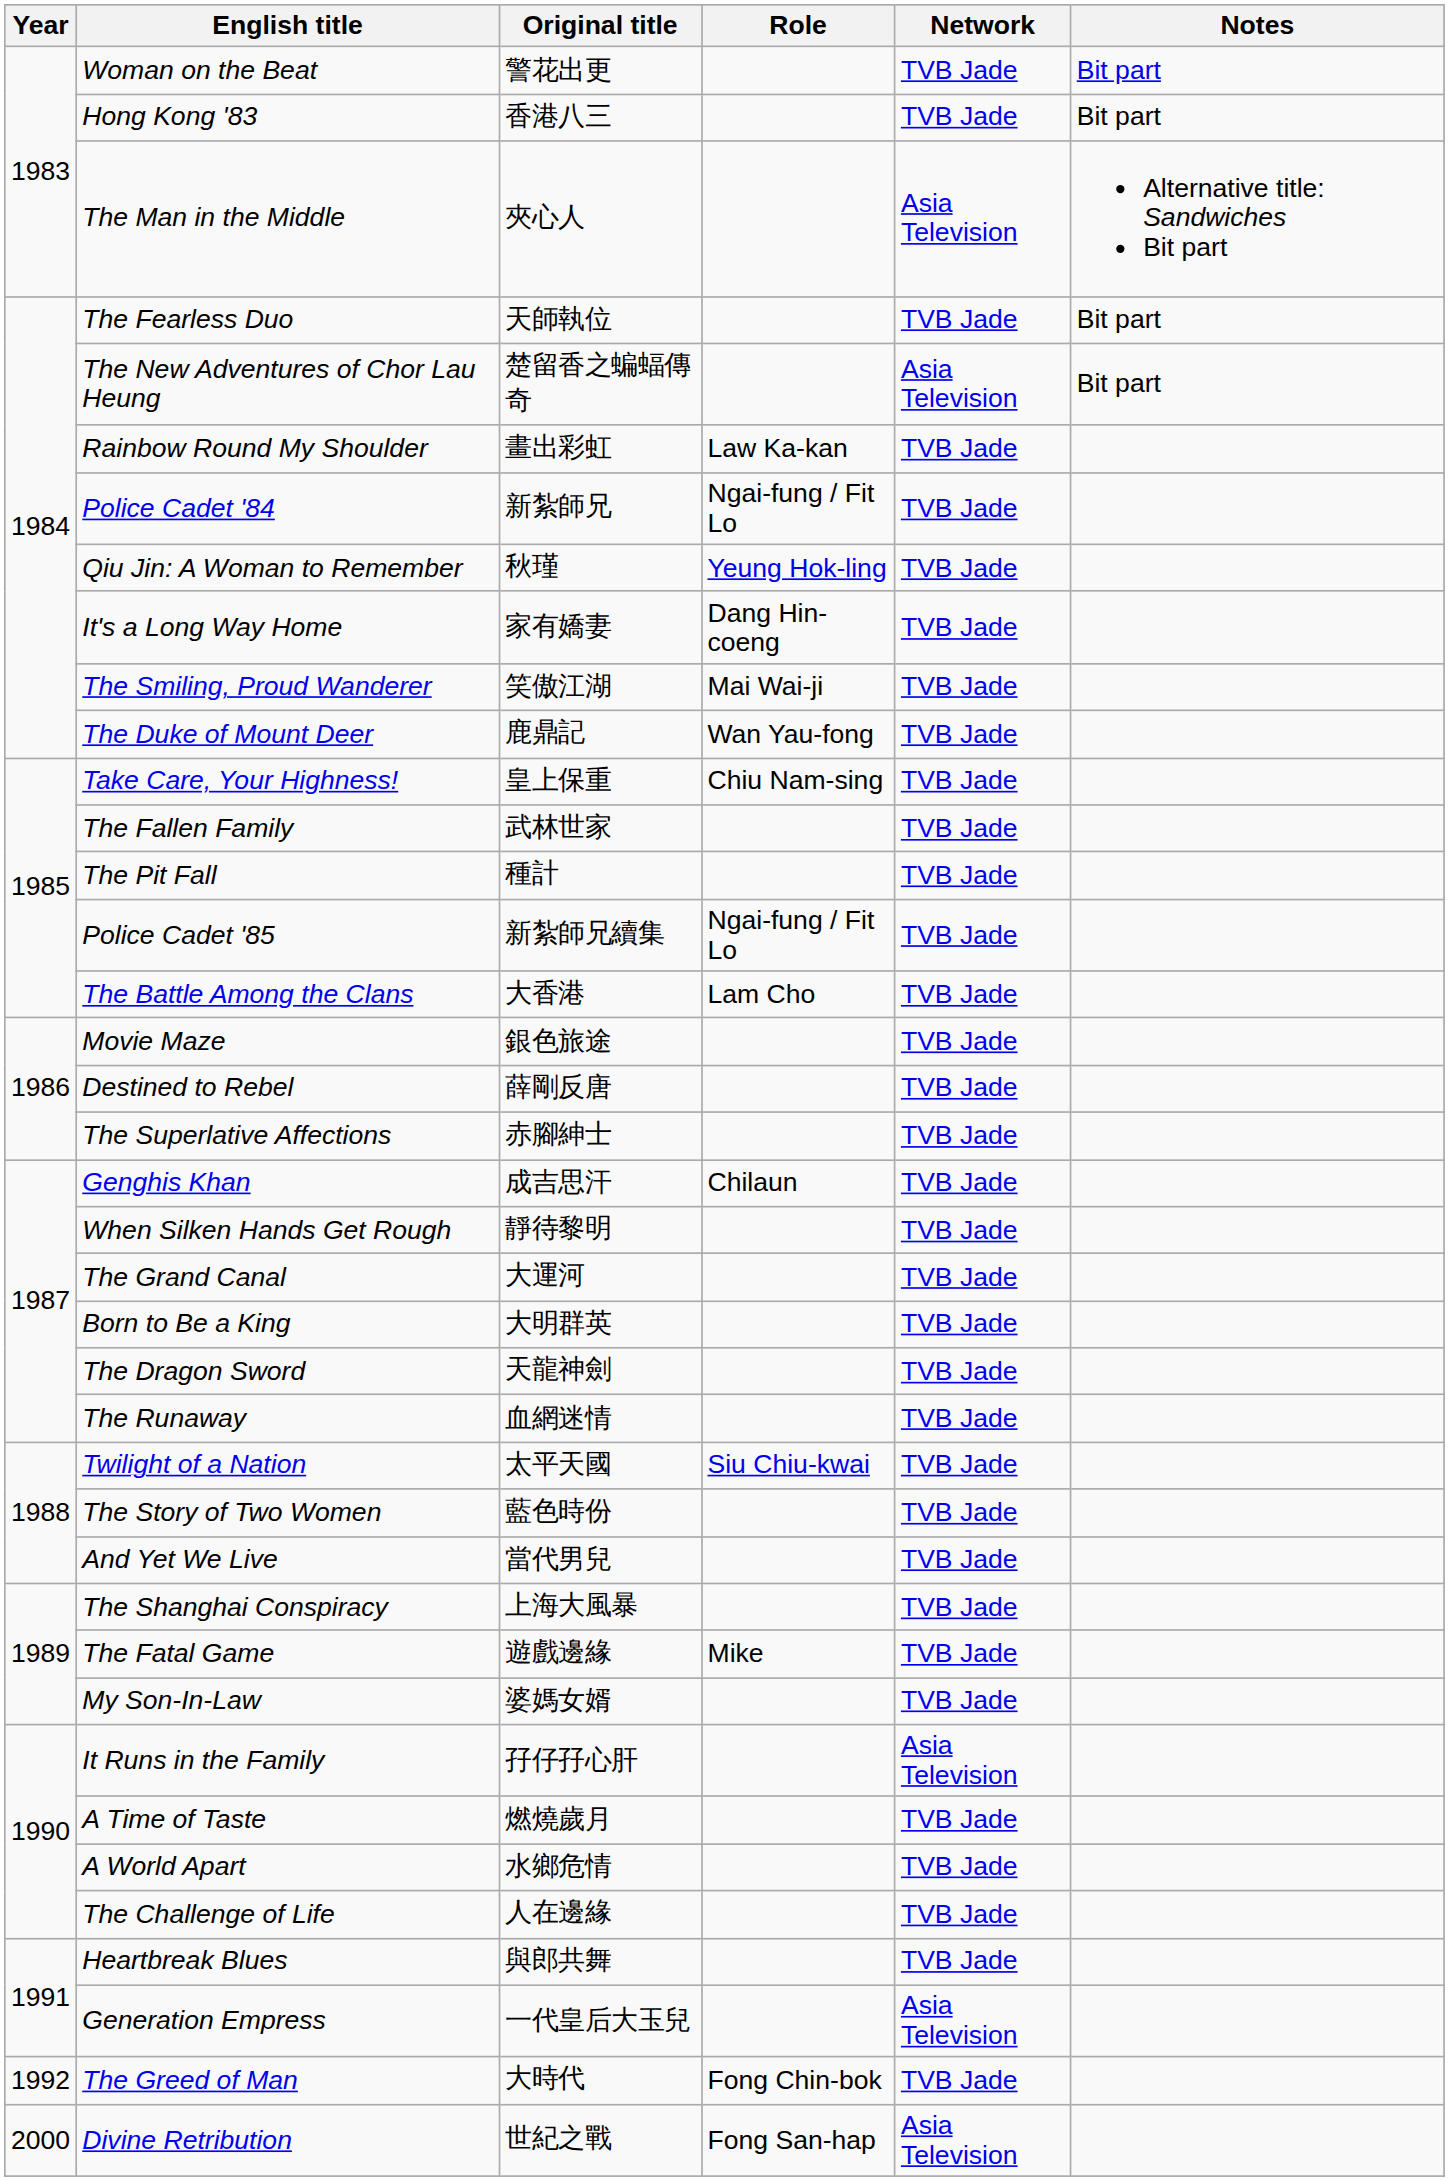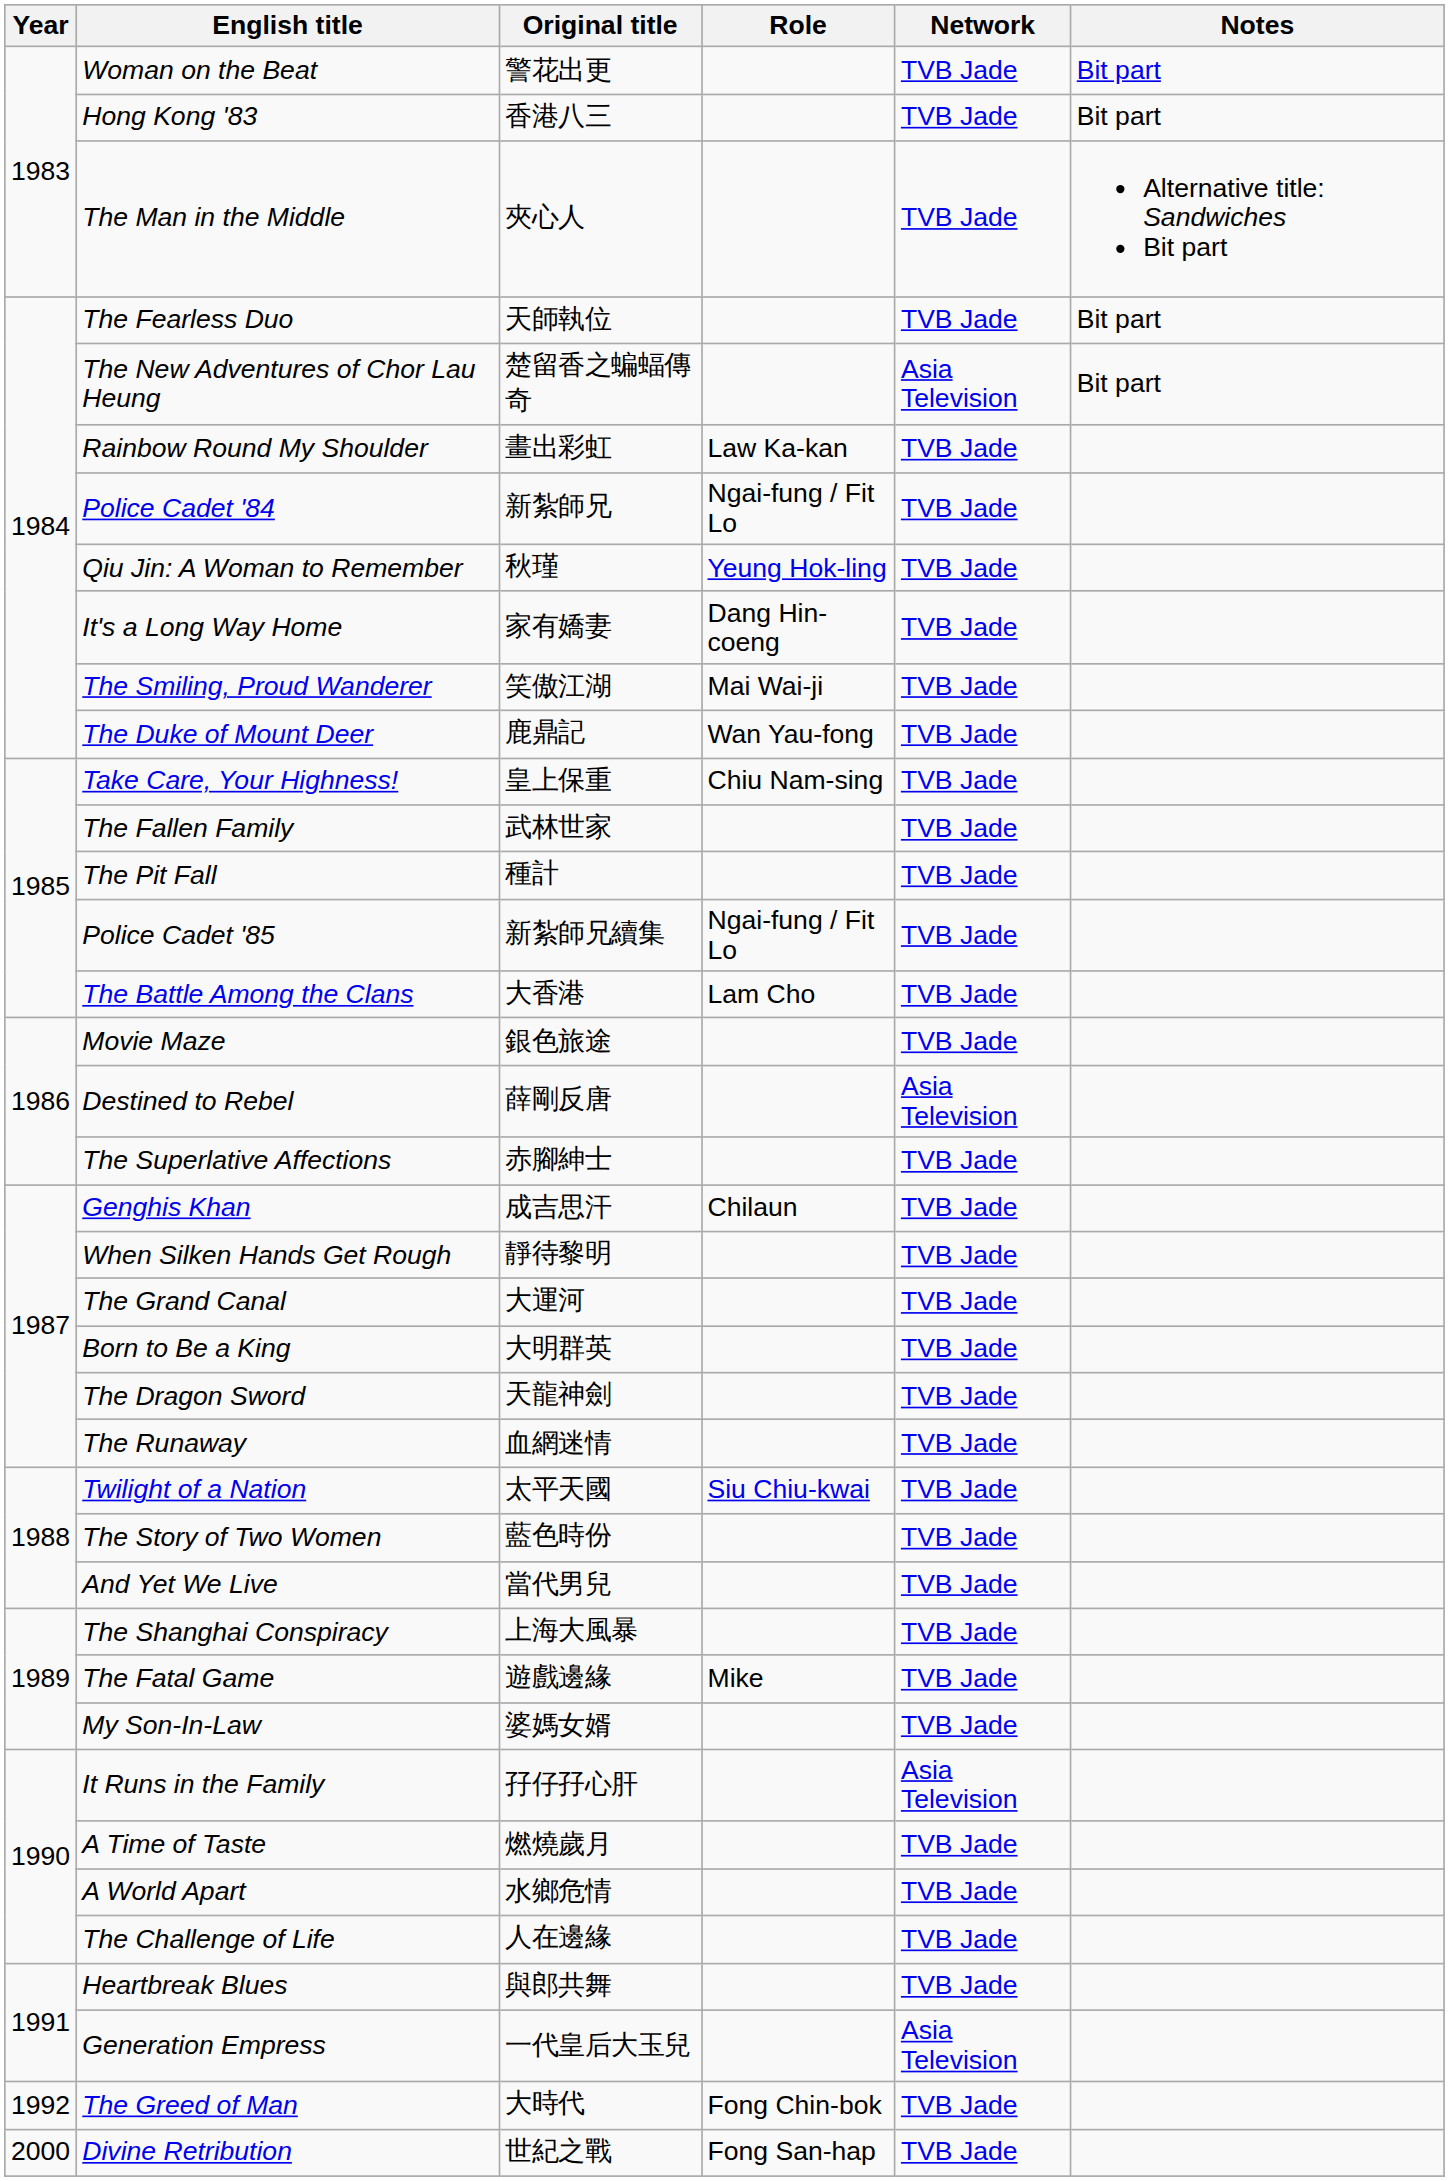(959, 218) Asia Television -> (959, 218) TVB Jade
(959, 1088) TVB Jade -> (959, 1100) Asia Television
(959, 2139) Asia Television -> (959, 2152) TVB Jade
